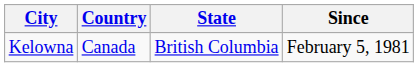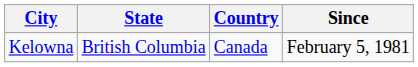columns swapped: (114, 18) <-> (217, 18)
